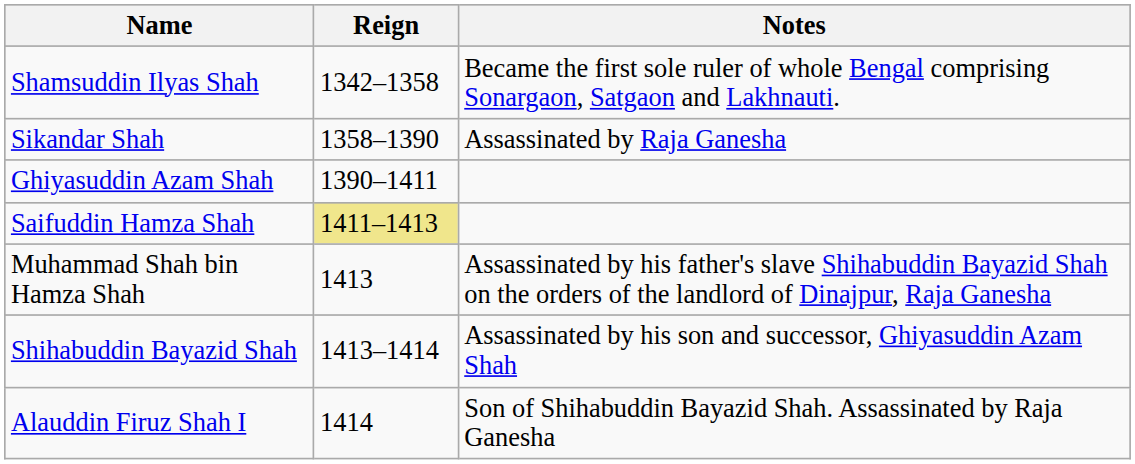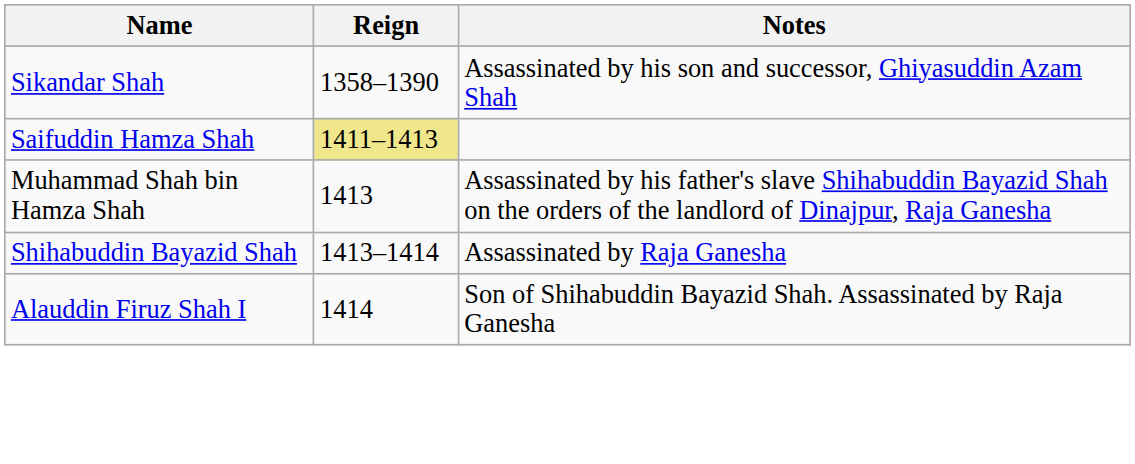- row: (135, 82)
(625, 138) Assassinated by Raja Ganesha -> (773, 82) Assassinated by his son and successor, Ghiyasuddin Azam Shah
- row: (142, 180)
(773, 350) Assassinated by his son and successor, Ghiyasuddin Azam Shah -> (625, 252) Assassinated by Raja Ganesha
